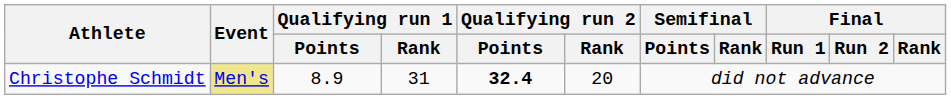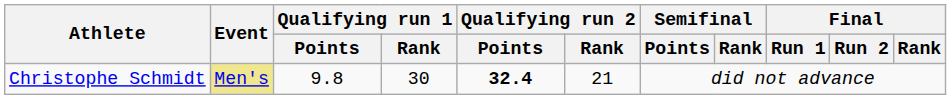(327, 79) 8.9 -> (327, 79) 9.8
(419, 79) 31 -> (419, 79) 30
(602, 79) 20 -> (602, 79) 21
